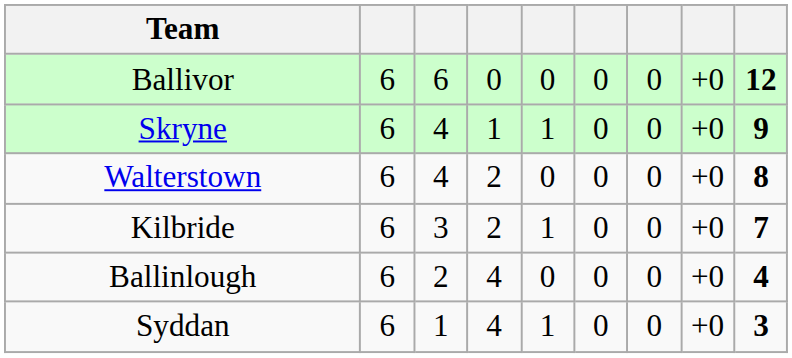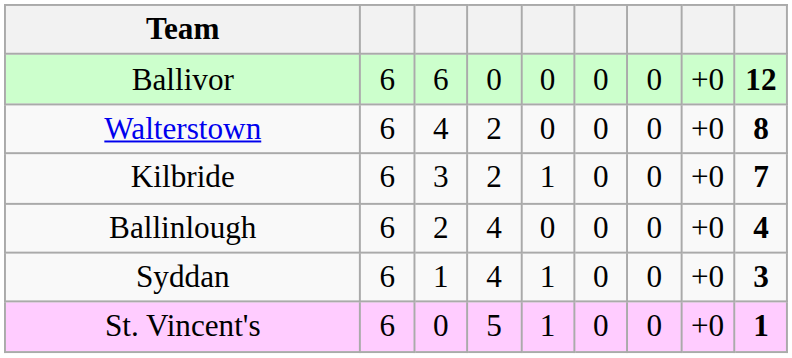- row: (183, 128)
+ row: (183, 326)
